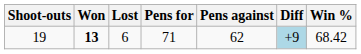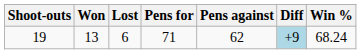(91, 37) bold -> (91, 37) normal
(331, 37) 68.42 -> (331, 37) 68.24
